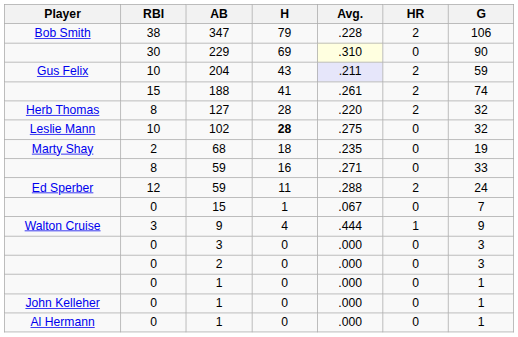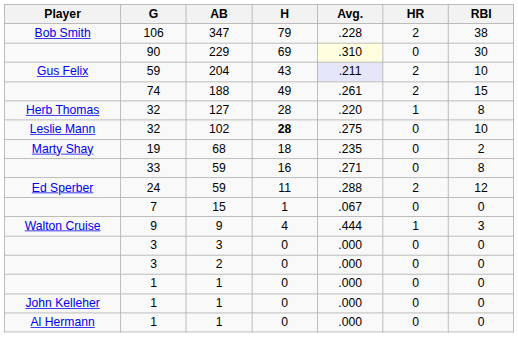columns swapped: (481, 14) <-> (154, 14)
(285, 91) 41 -> (285, 91) 49
(416, 110) 2 -> (416, 110) 1
